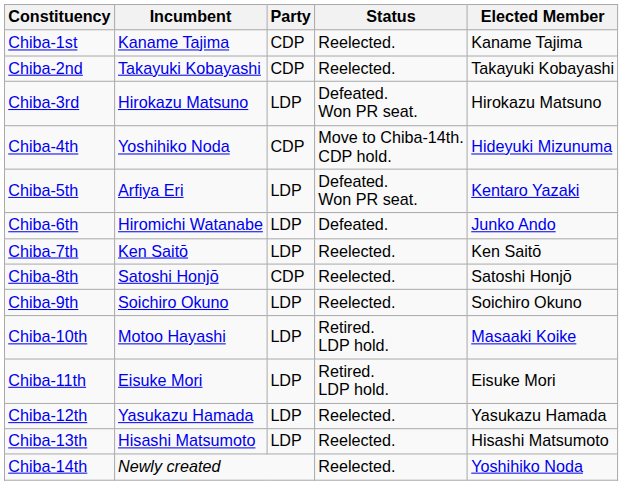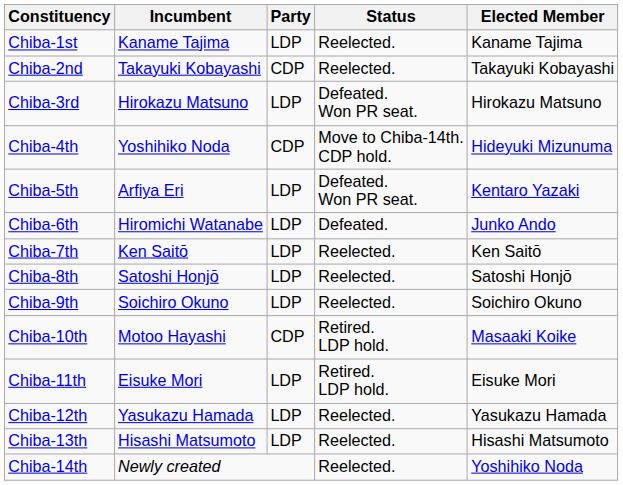(287, 42) CDP -> (286, 42) LDP
(287, 276) CDP -> (286, 276) LDP
(286, 337) LDP -> (287, 337) CDP
